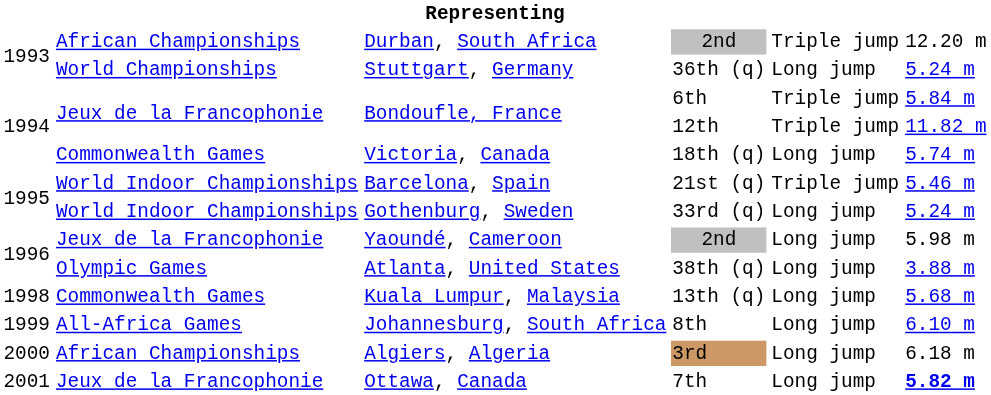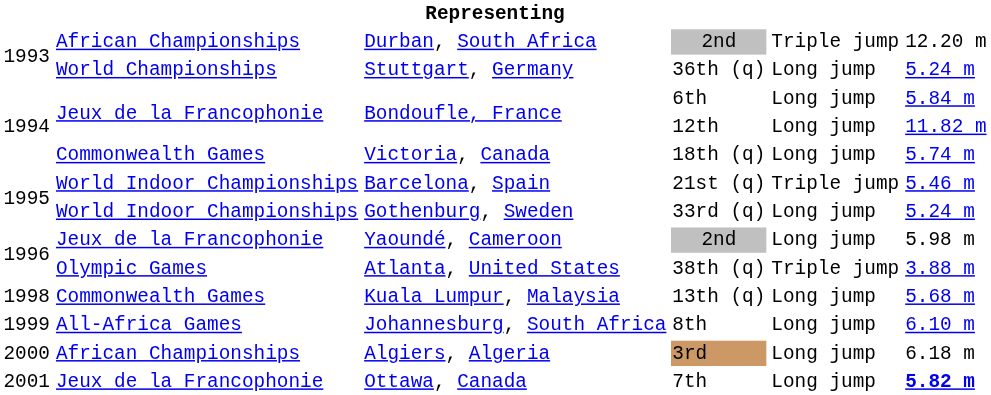(835, 99) Triple jump -> (824, 99) Long jump
(835, 127) Triple jump -> (824, 127) Long jump
(824, 268) Long jump -> (835, 268) Triple jump
